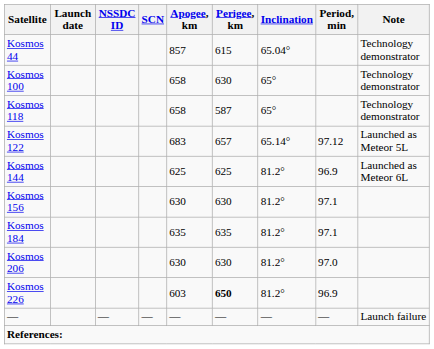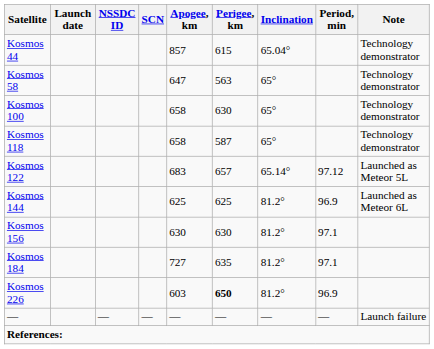+ row: (25, 80)
(178, 232) 635 -> (178, 262) 727
- row: (25, 262)
